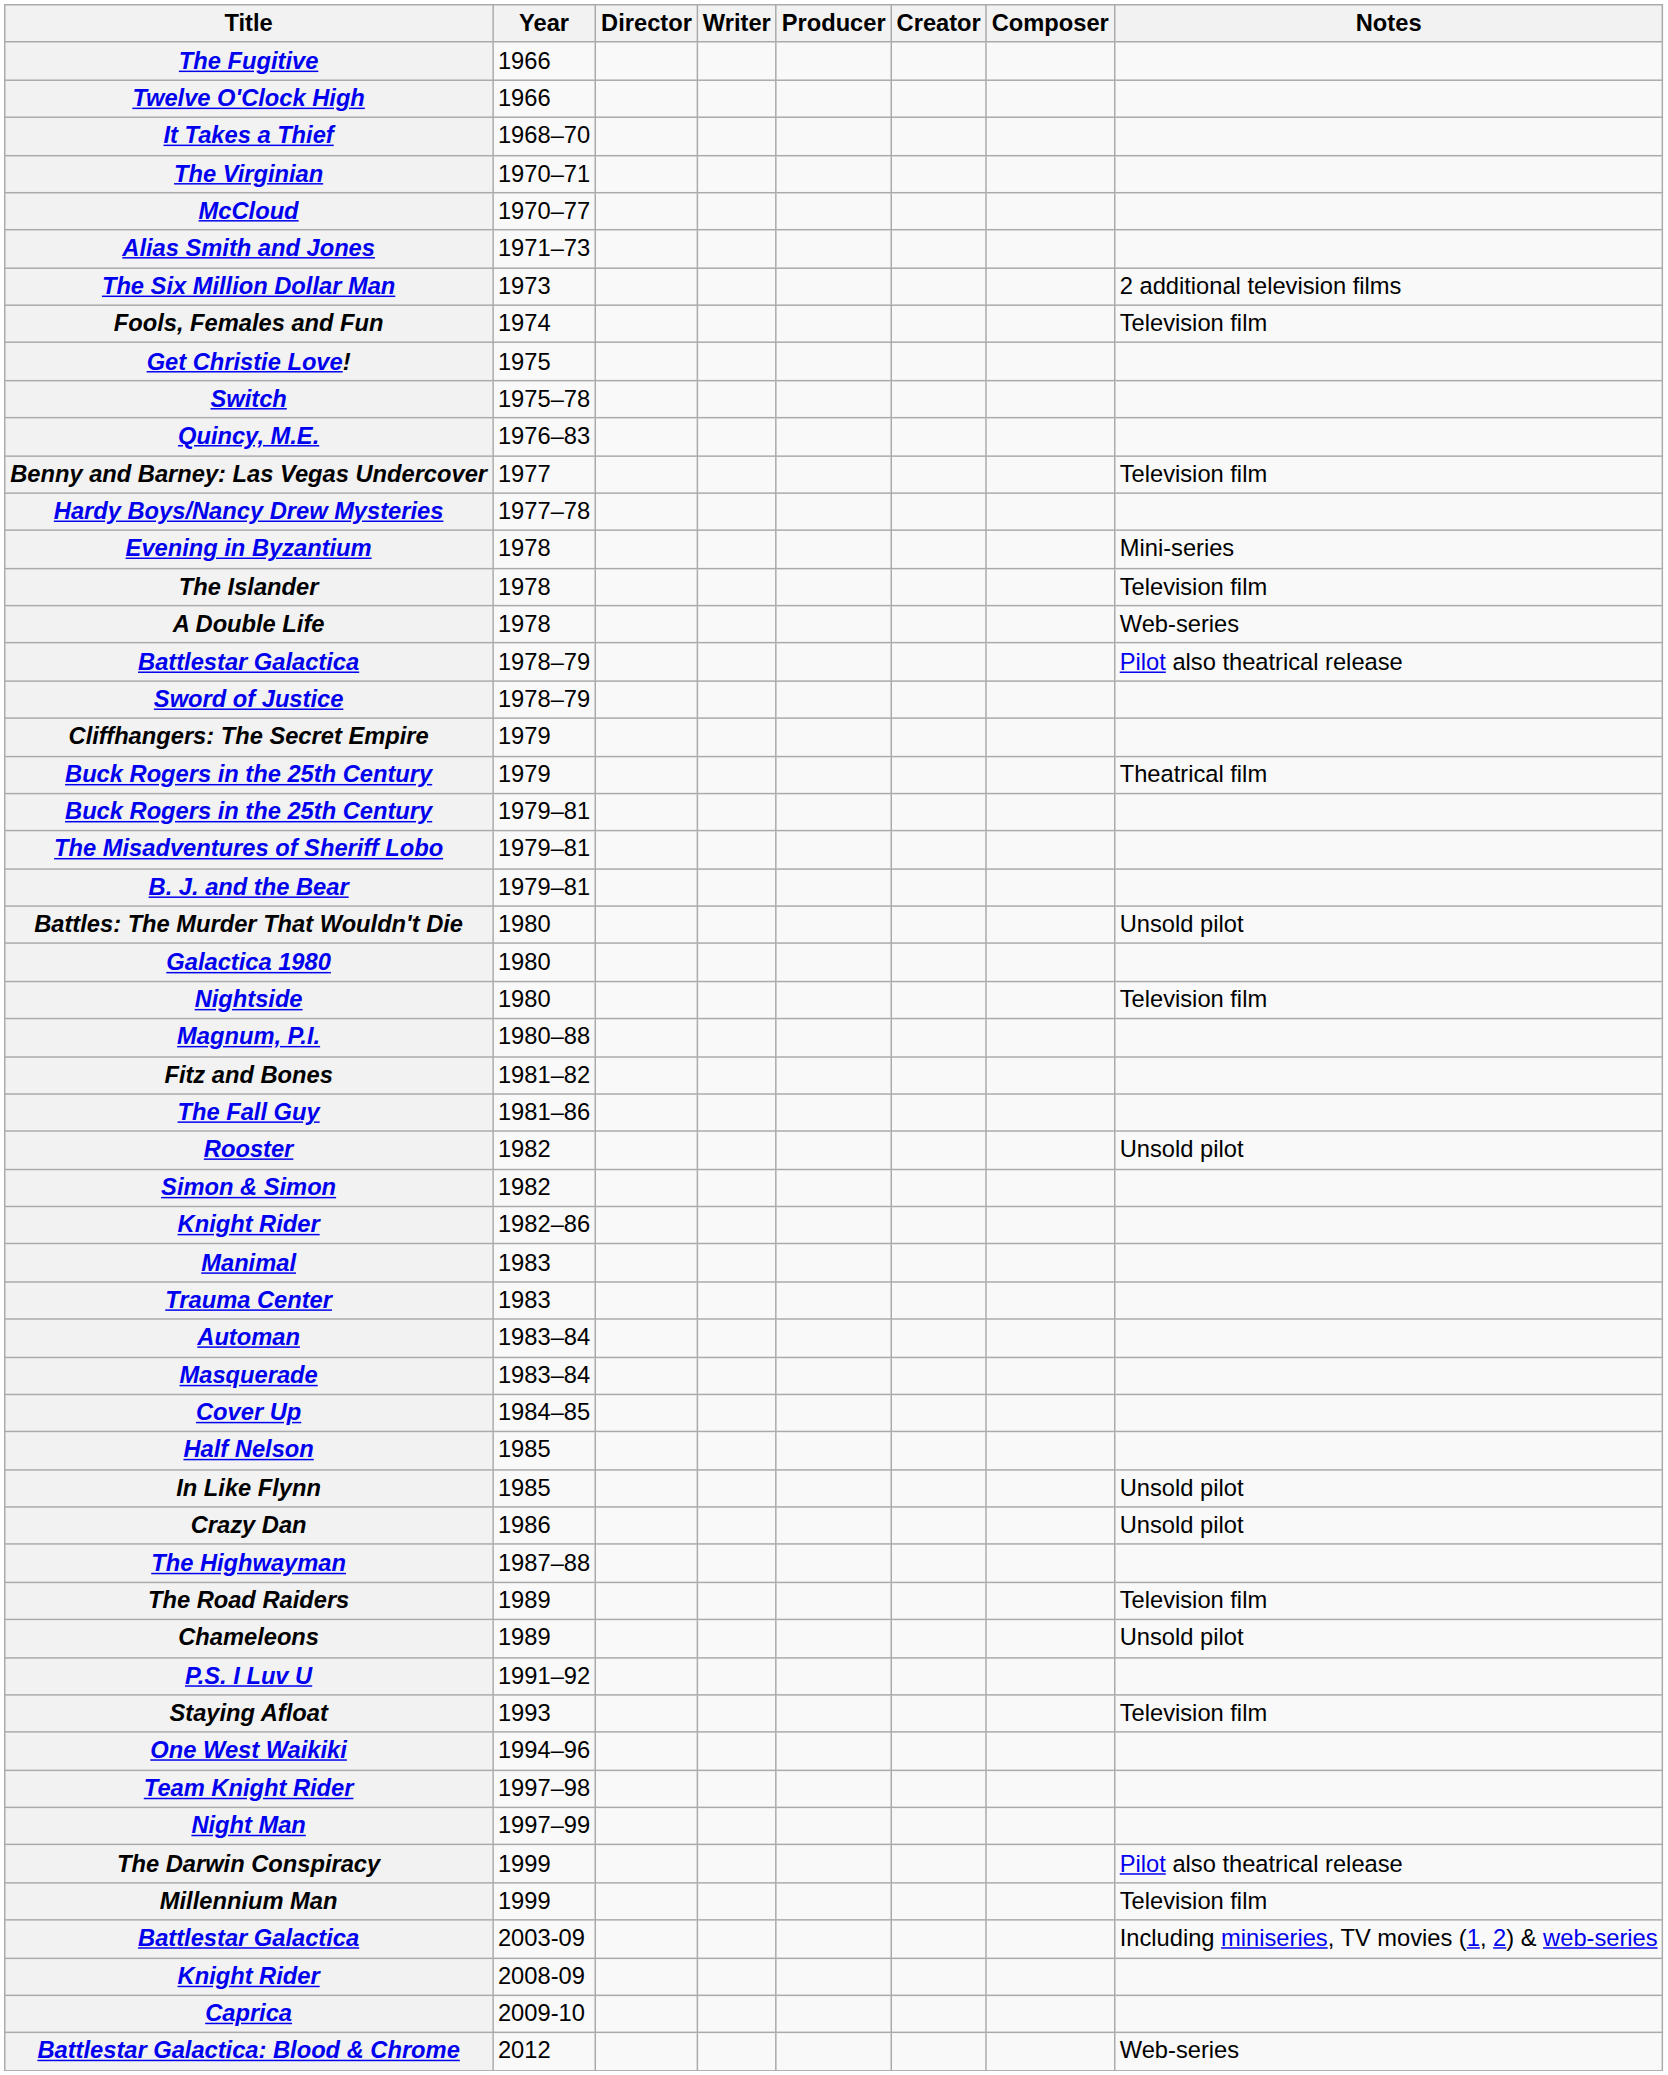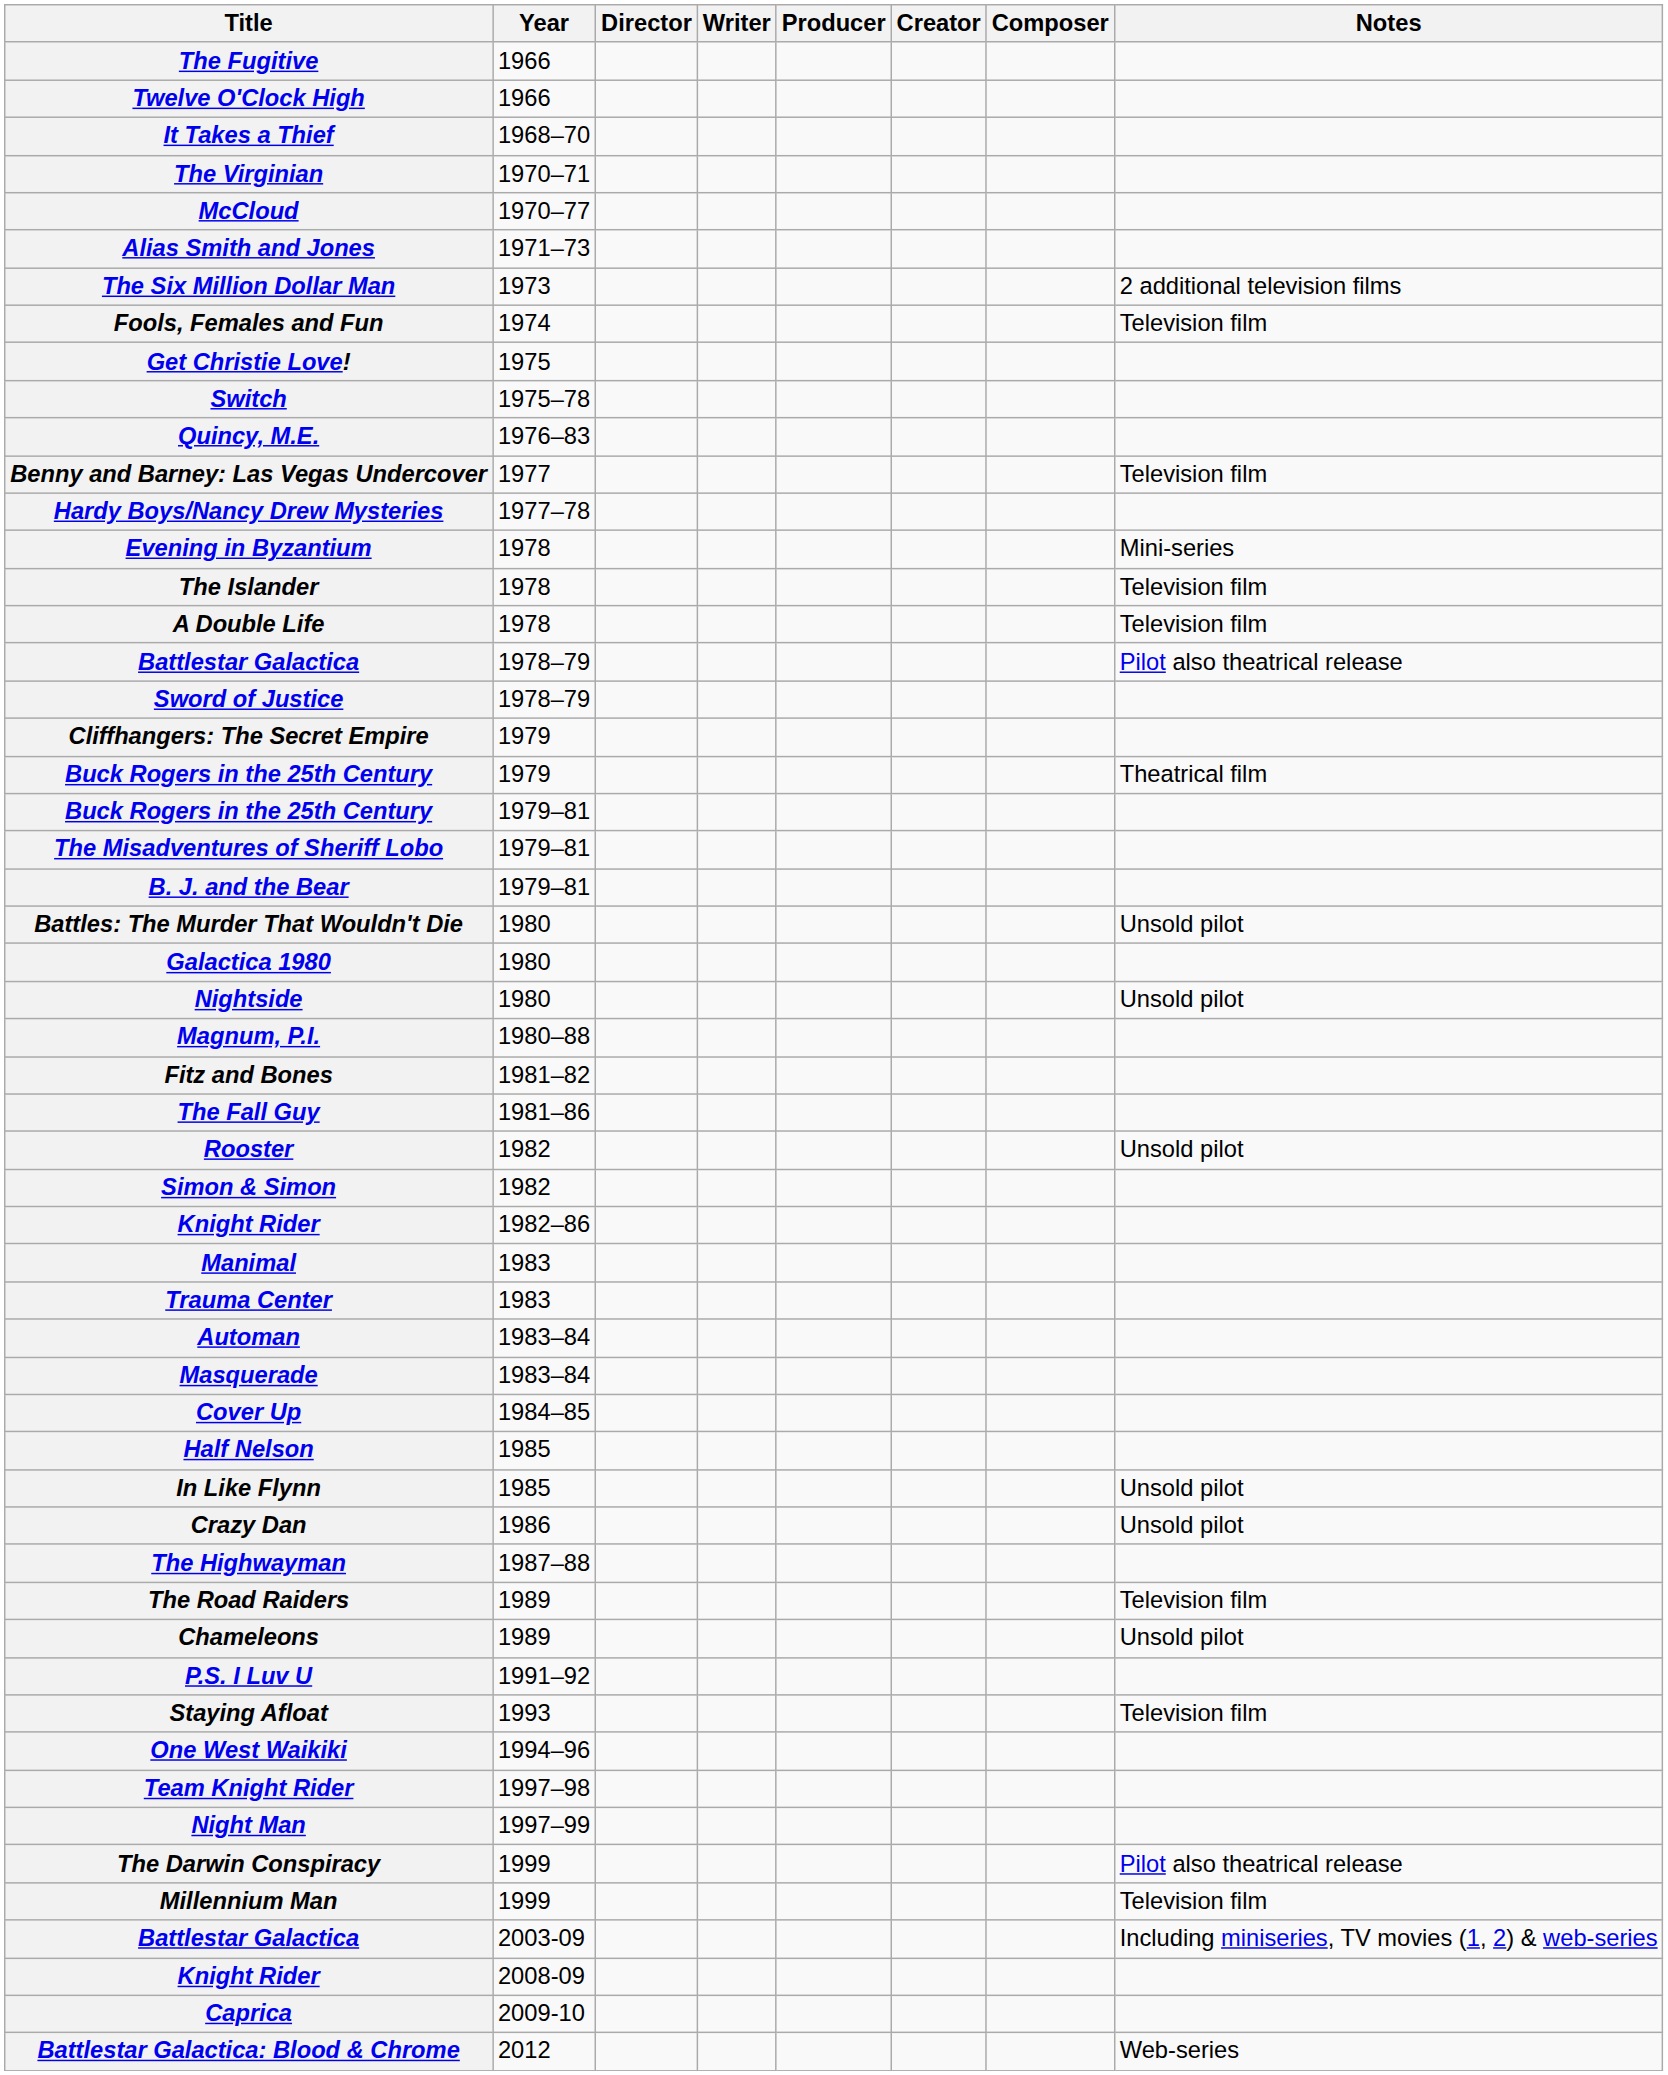(1179, 624) Web-series -> (1193, 624) Television film
(1193, 999) Television film -> (1182, 999) Unsold pilot
